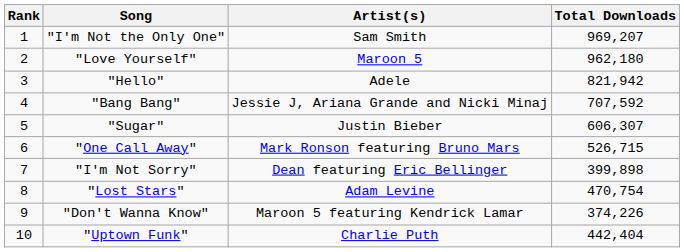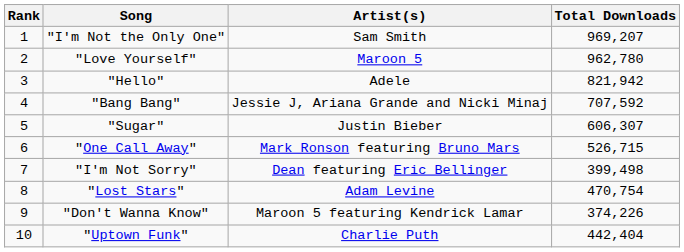(615, 60) 962,180 -> (615, 60) 962,780
(615, 170) 399,898 -> (615, 170) 399,498
